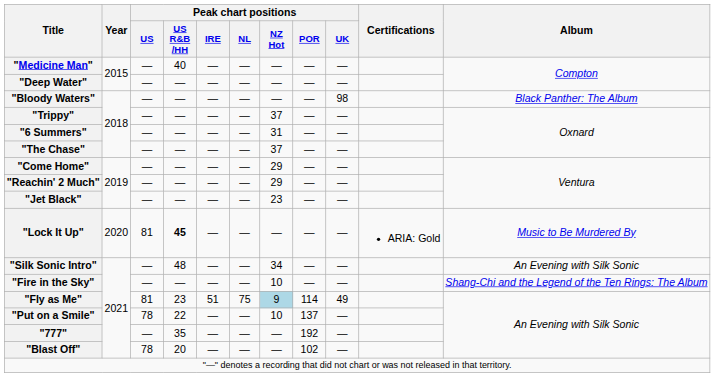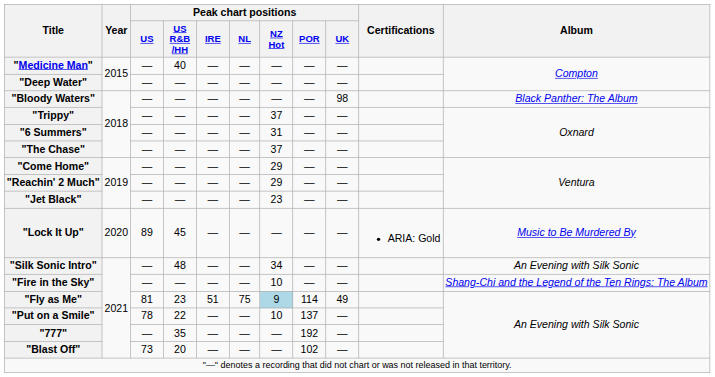(147, 232) 81 -> (147, 232) 89
(180, 232) bold -> (180, 232) normal
(147, 349) 78 -> (147, 349) 73
